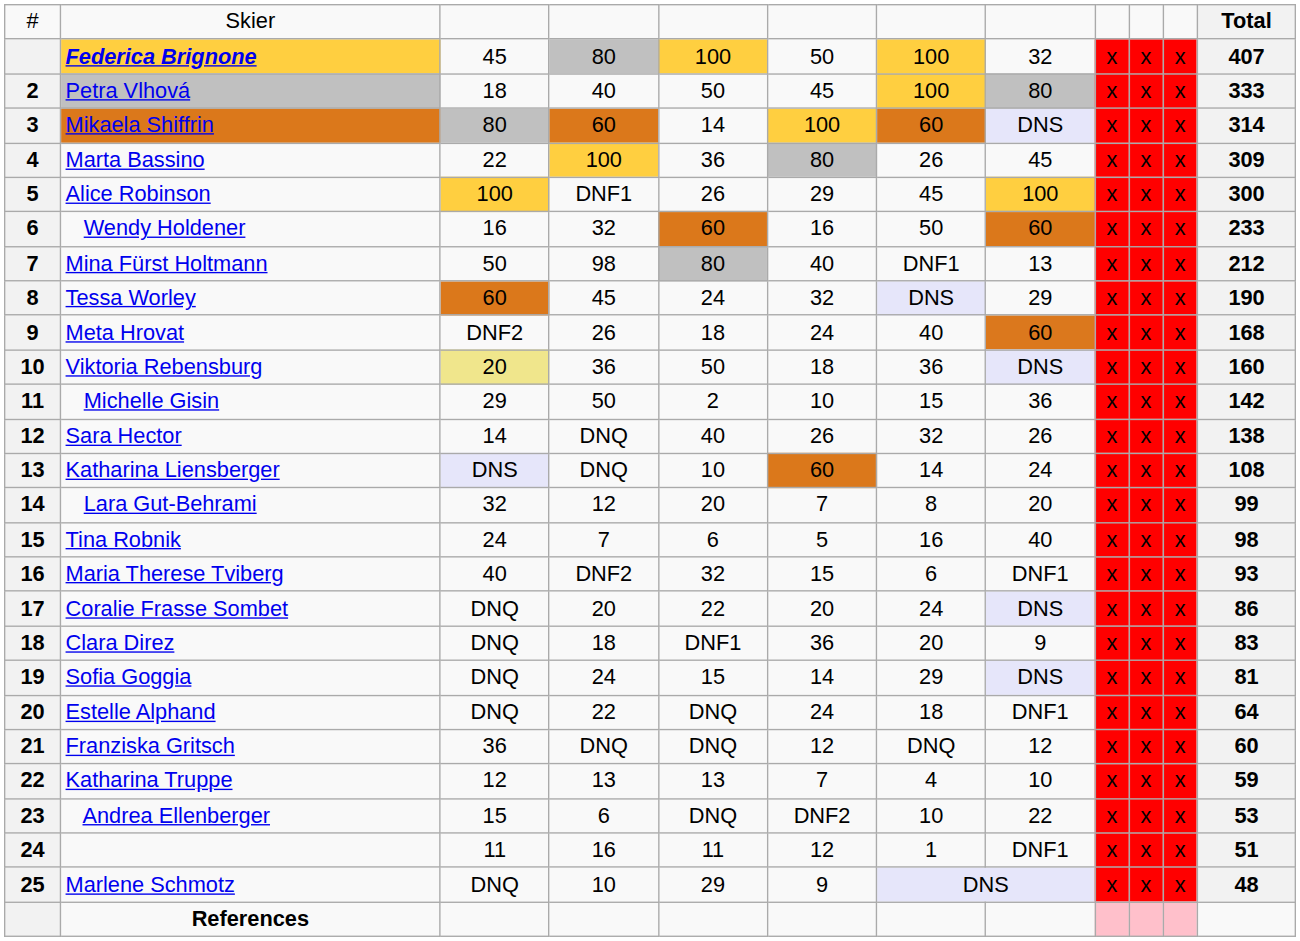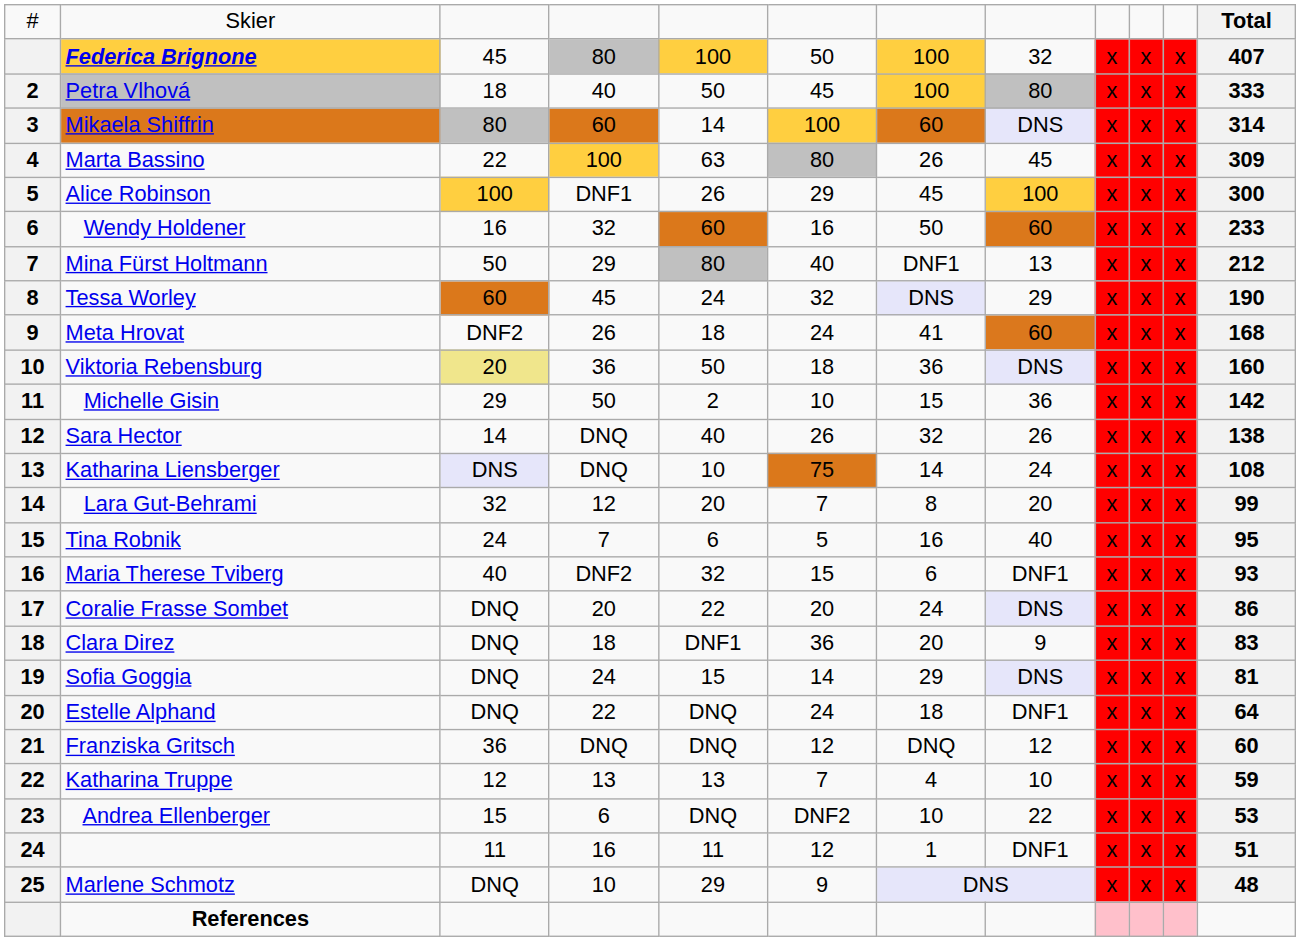(713, 159) 36 -> (713, 159) 63
(604, 263) 98 -> (604, 263) 29
(931, 332) 40 -> (931, 332) 41
(822, 470) 60 -> (822, 470) 75
(1247, 539) 98 -> (1247, 539) 95
